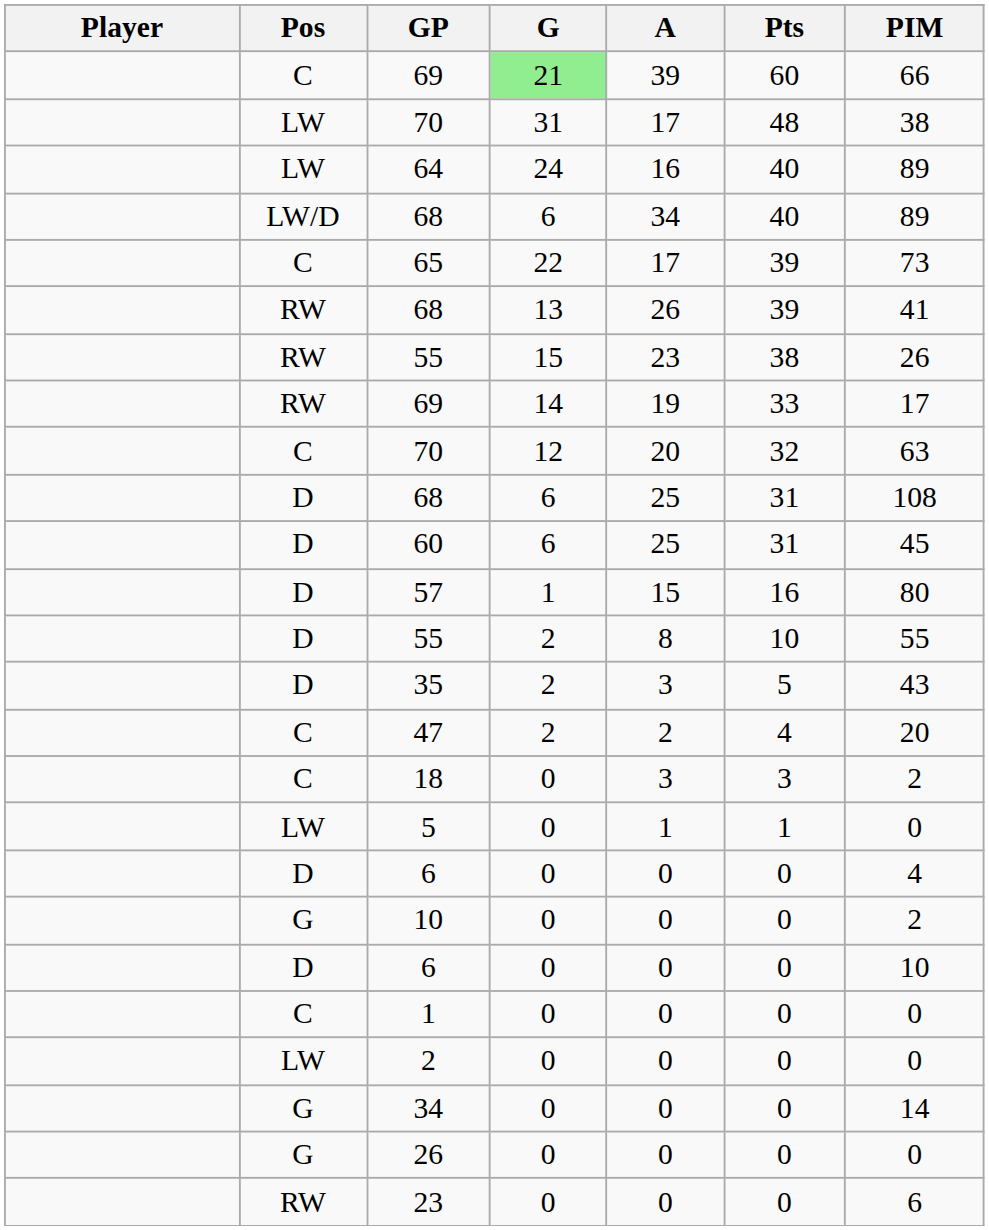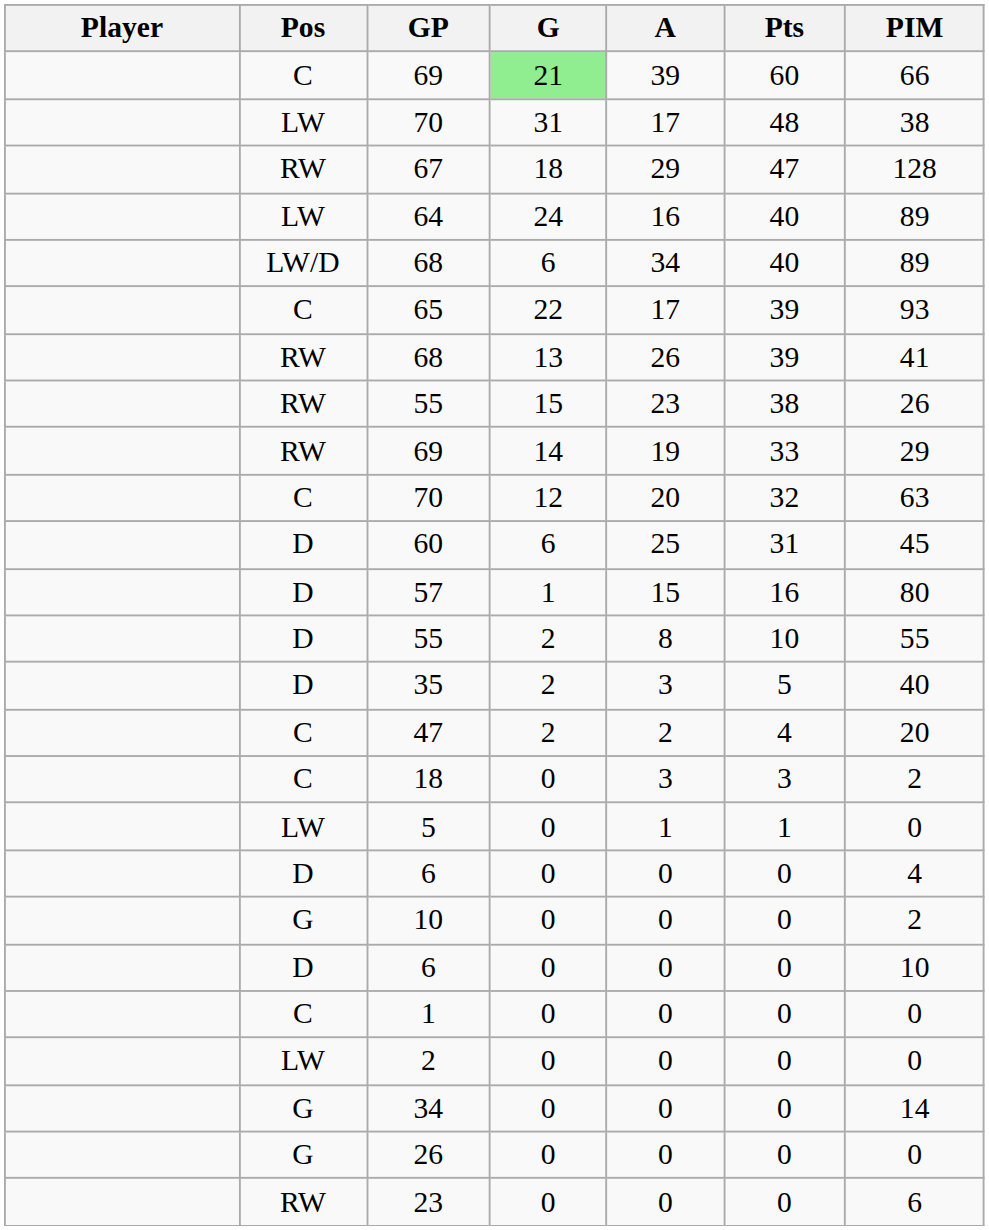+ row: (303, 168)
(915, 262) 73 -> (915, 309) 93
(915, 403) 17 -> (915, 450) 29
- row: (303, 497)
(915, 685) 43 -> (915, 685) 40
